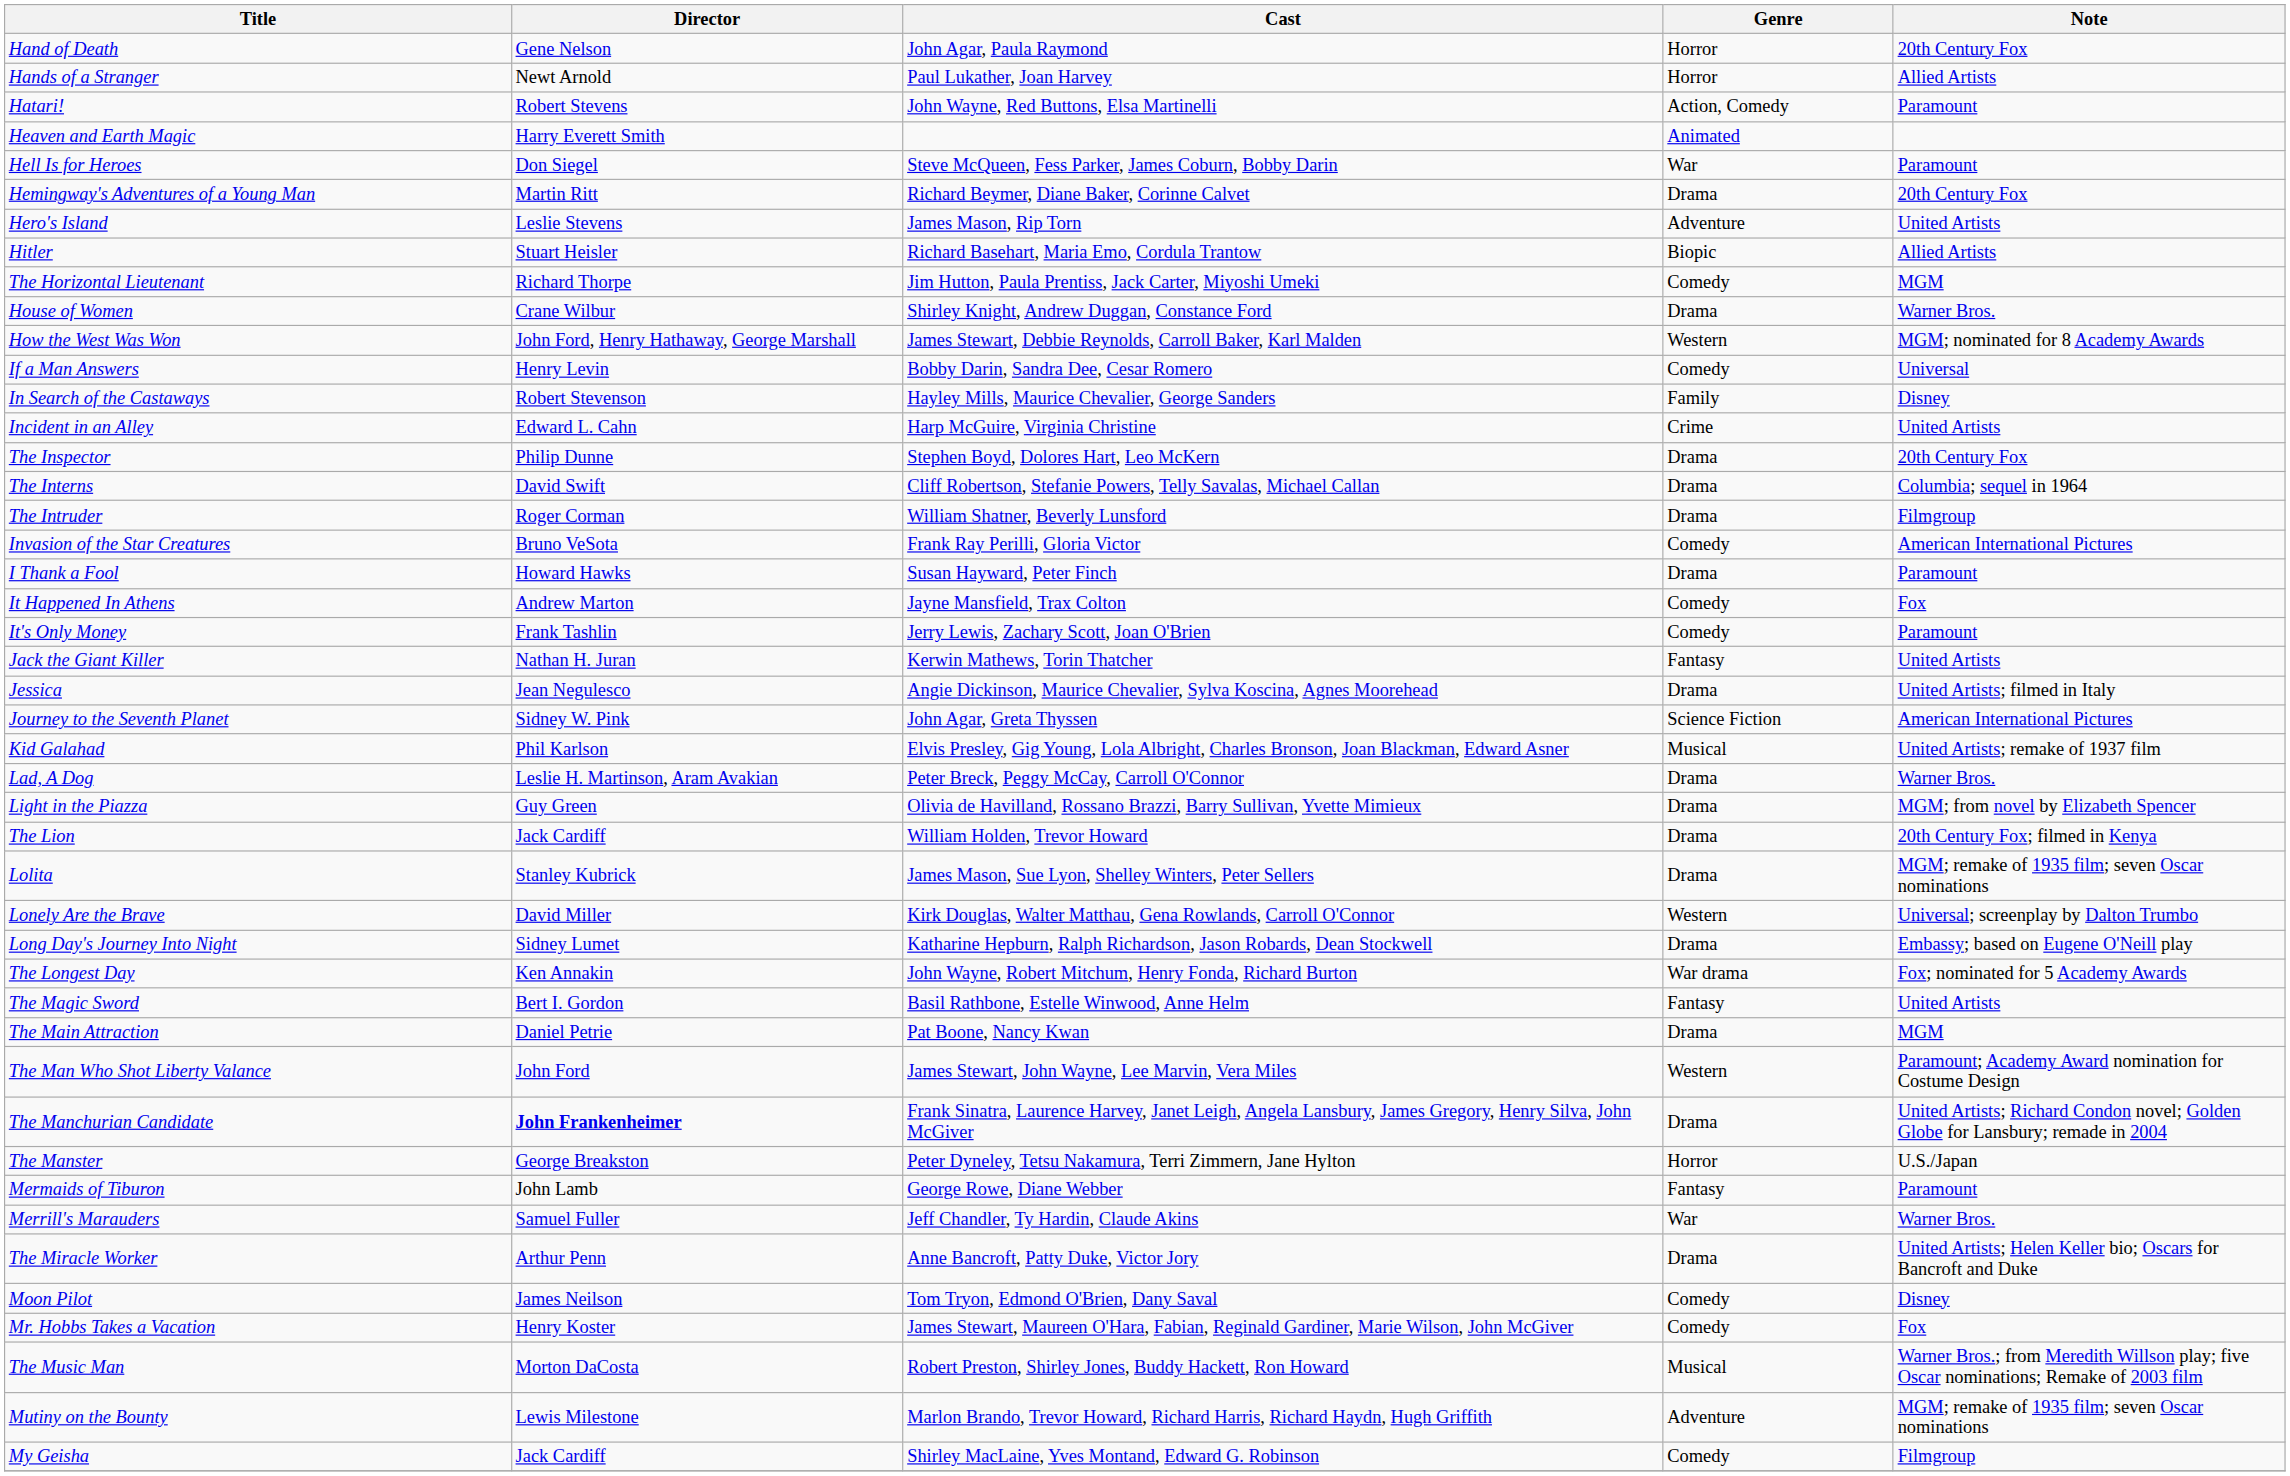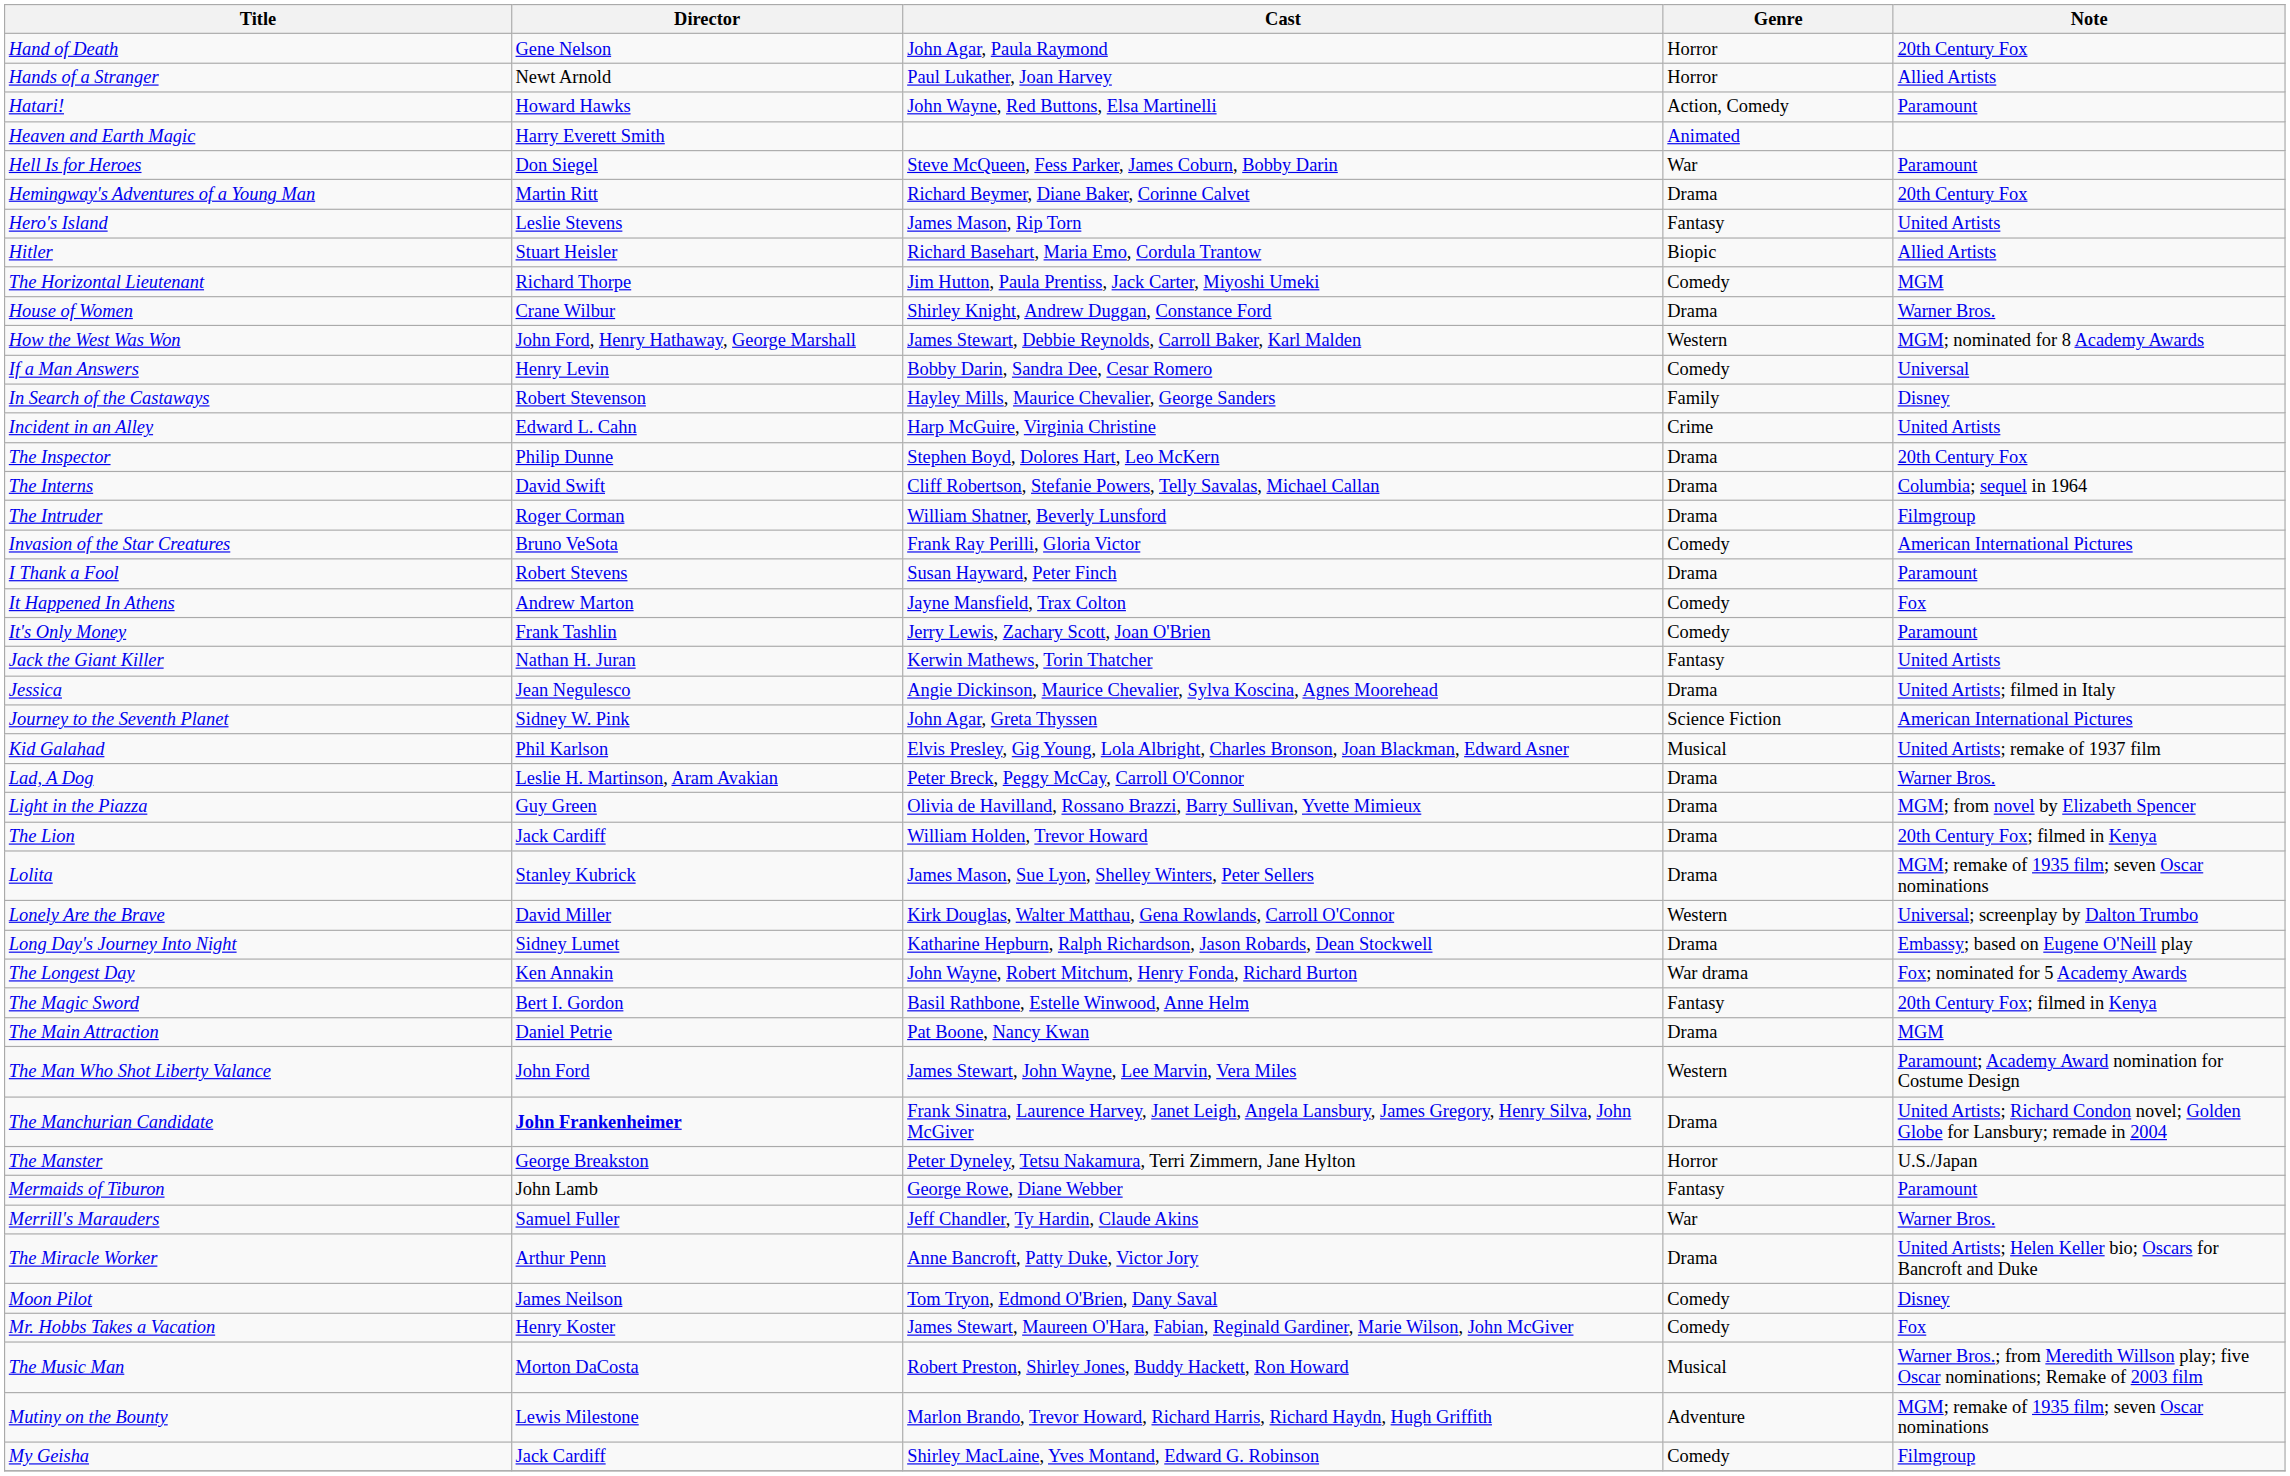(572, 106) Robert Stevens -> (573, 106) Howard Hawks
(1706, 223) Adventure -> (1696, 223) Fantasy
(573, 573) Howard Hawks -> (572, 573) Robert Stevens
(1949, 1002) United Artists -> (2027, 1002) 20th Century Fox; filmed in Kenya
